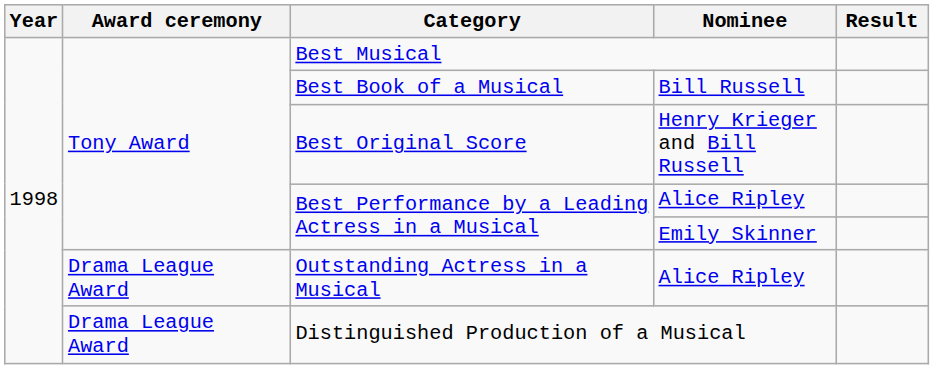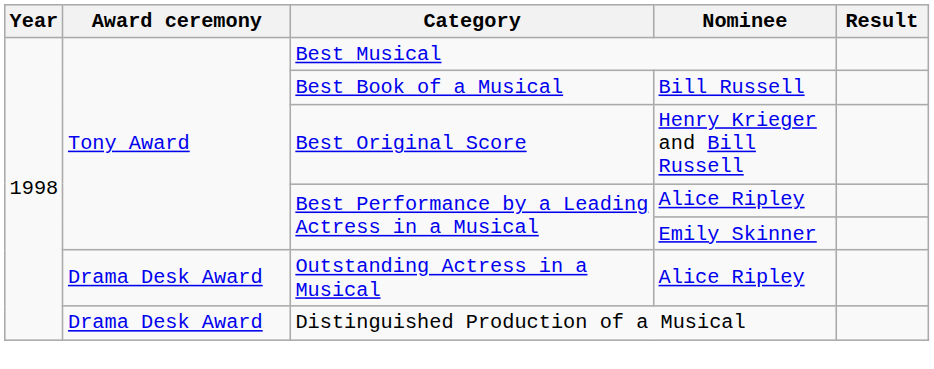(141, 278) Drama League Award -> (165, 278) Drama Desk Award
(141, 335) Drama League Award -> (165, 323) Drama Desk Award
